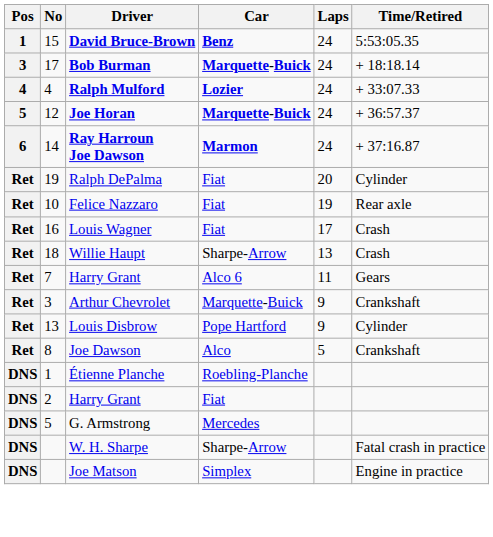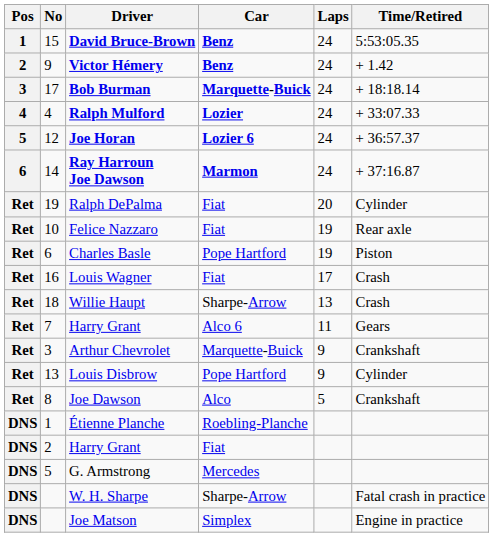+ row: (48, 65)
(256, 114) Marquette-Buick -> (228, 138) Lozier 6
+ row: (48, 253)
